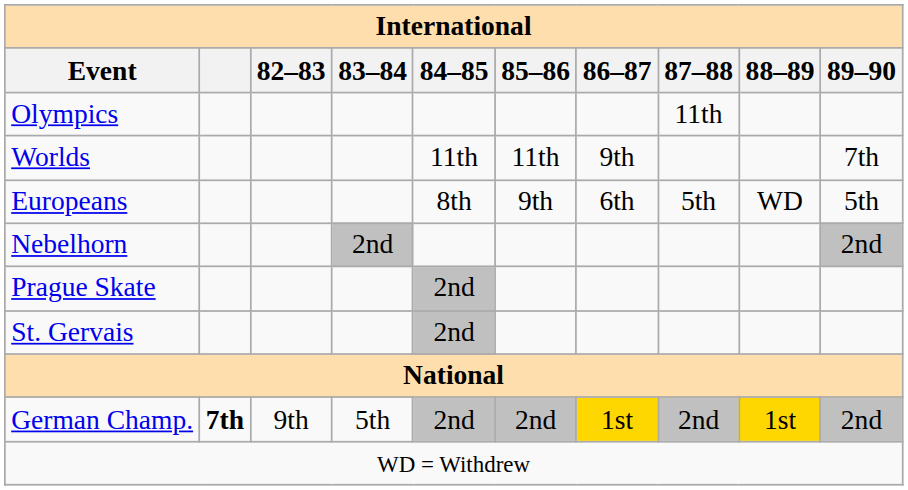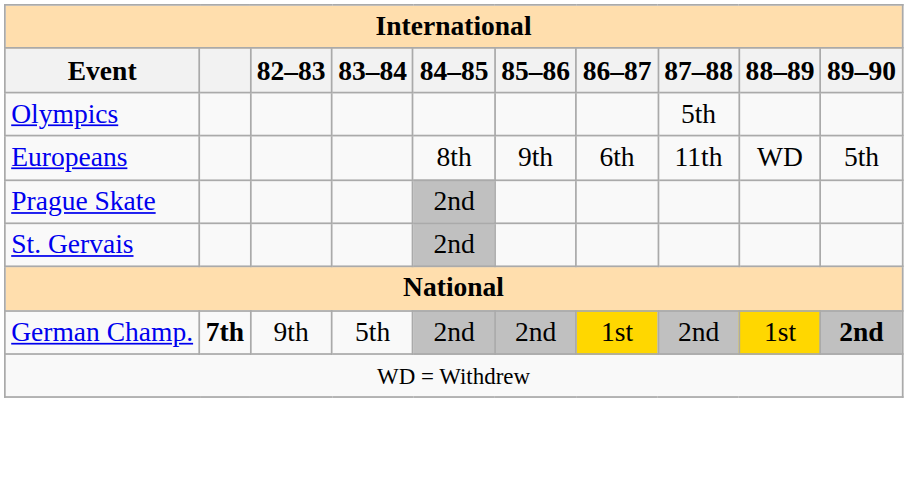(699, 113) 11th -> (699, 113) 5th
- row: (51, 157)
(699, 200) 5th -> (699, 157) 11th
- row: (69, 244)
(862, 419) normal -> (861, 331) bold
